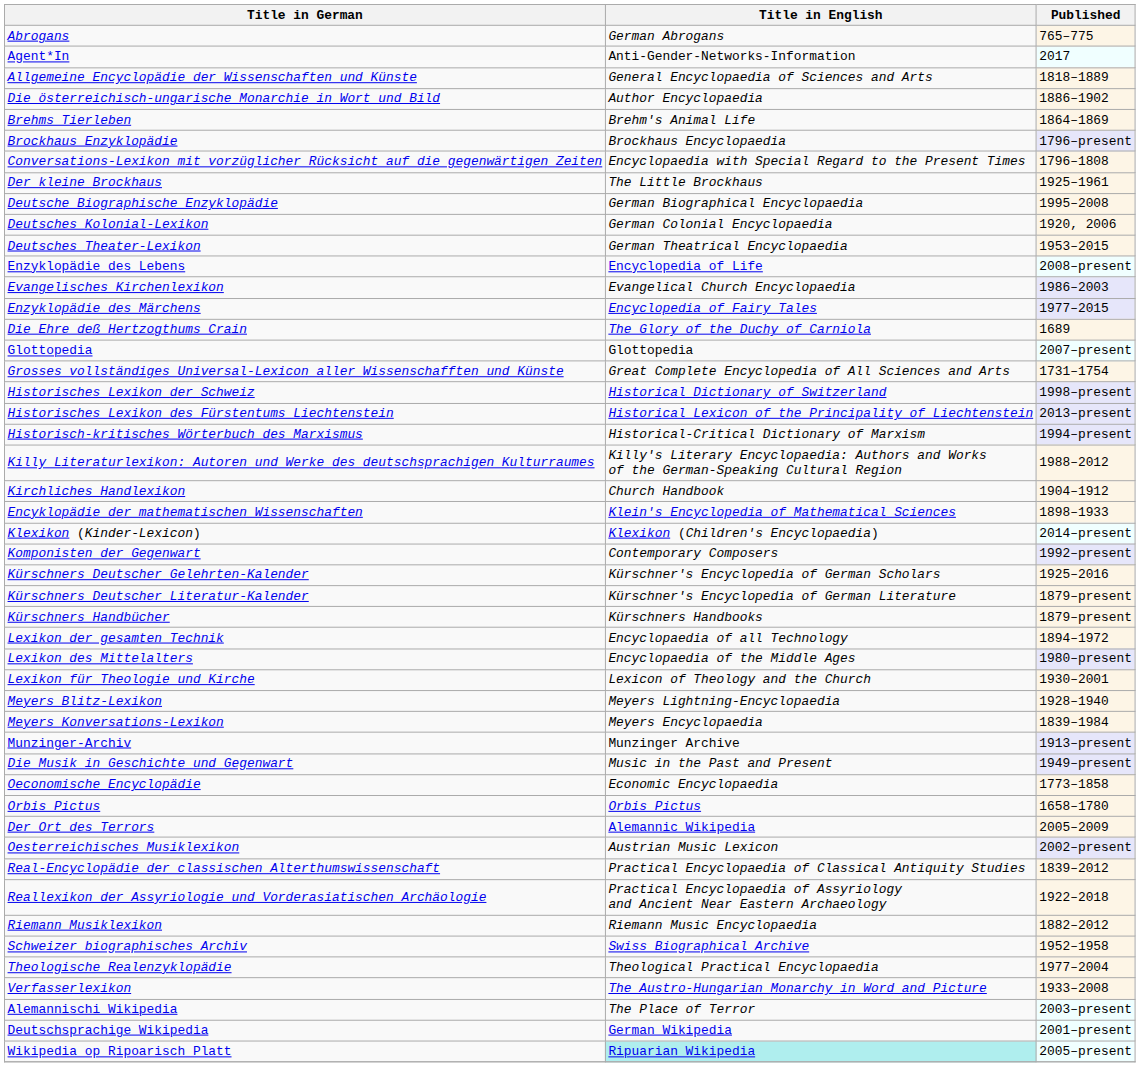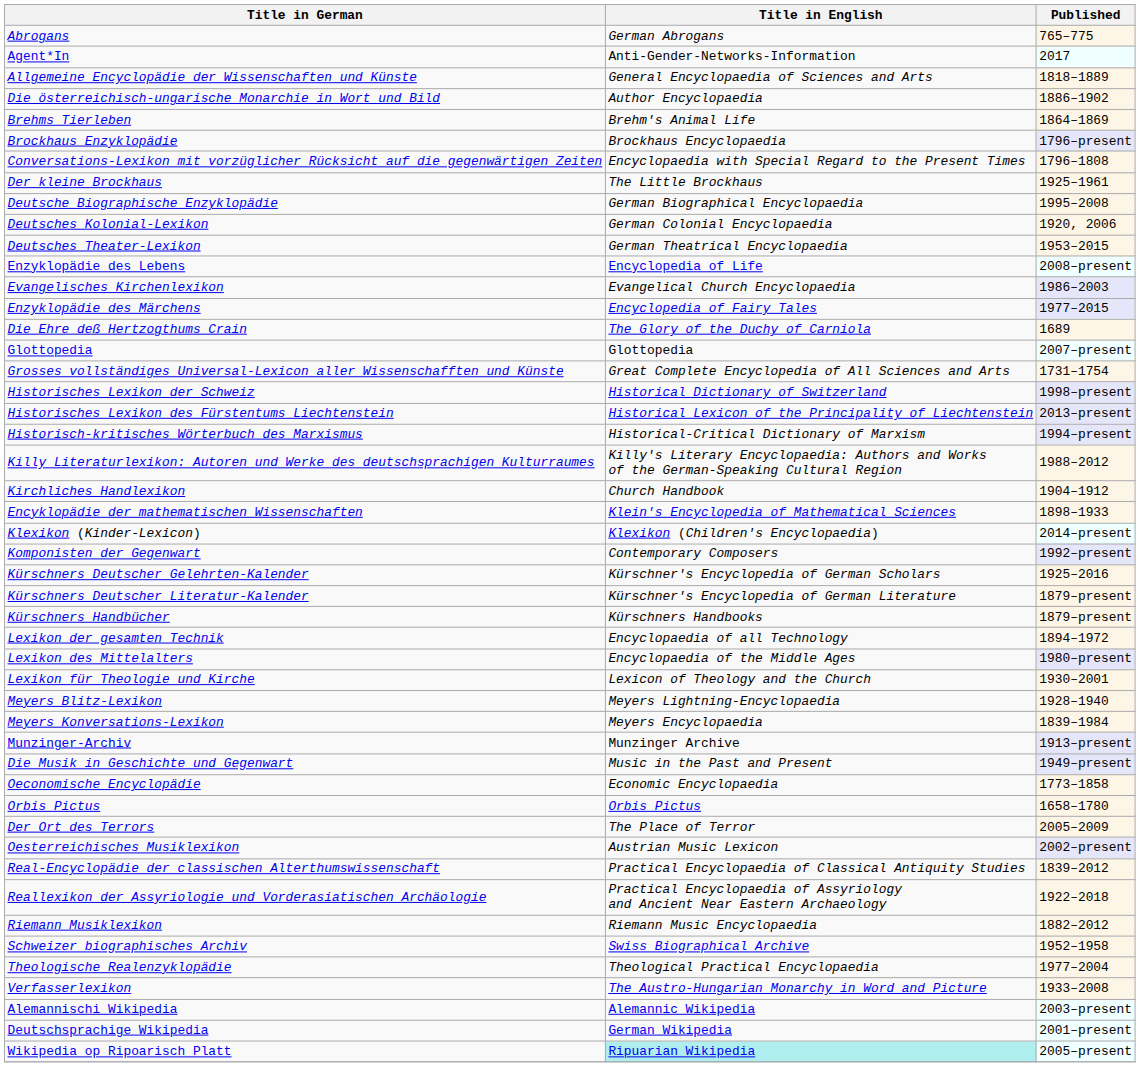(682, 827) Alemannic Wikipedia -> (682, 827) The Place of Terror
(682, 1010) The Place of Terror -> (682, 1010) Alemannic Wikipedia
